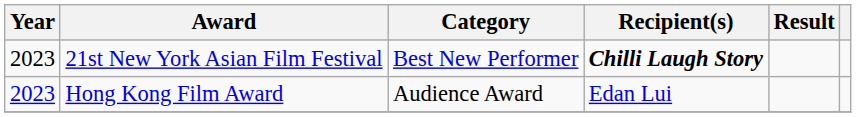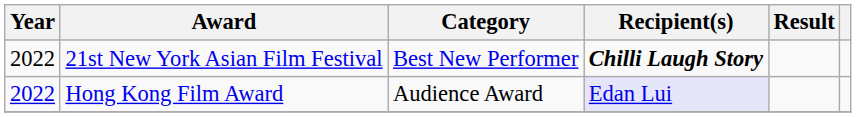(32, 58) 2023 -> (32, 58) 2022
(32, 93) 2023 -> (32, 93) 2022
(630, 93) no background -> (630, 93) lavender background
